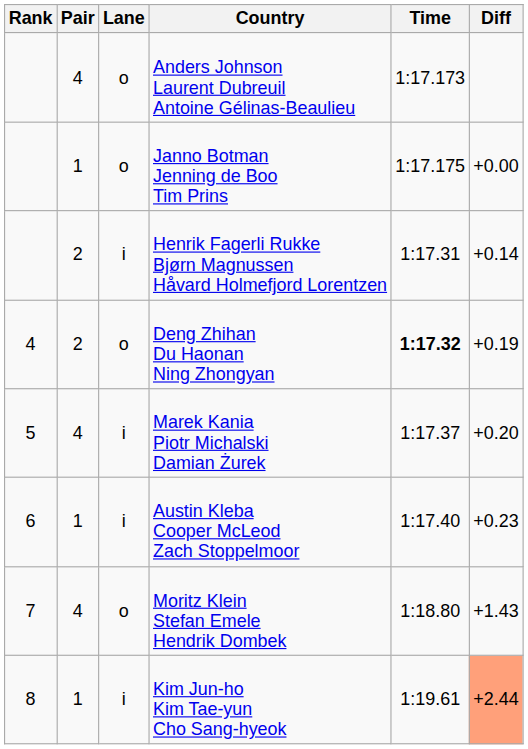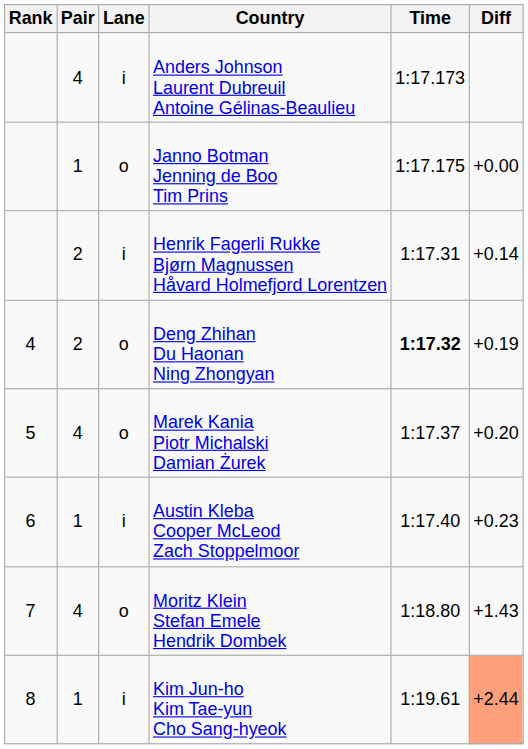(124, 77) o -> (124, 77) i
(124, 432) i -> (124, 432) o
